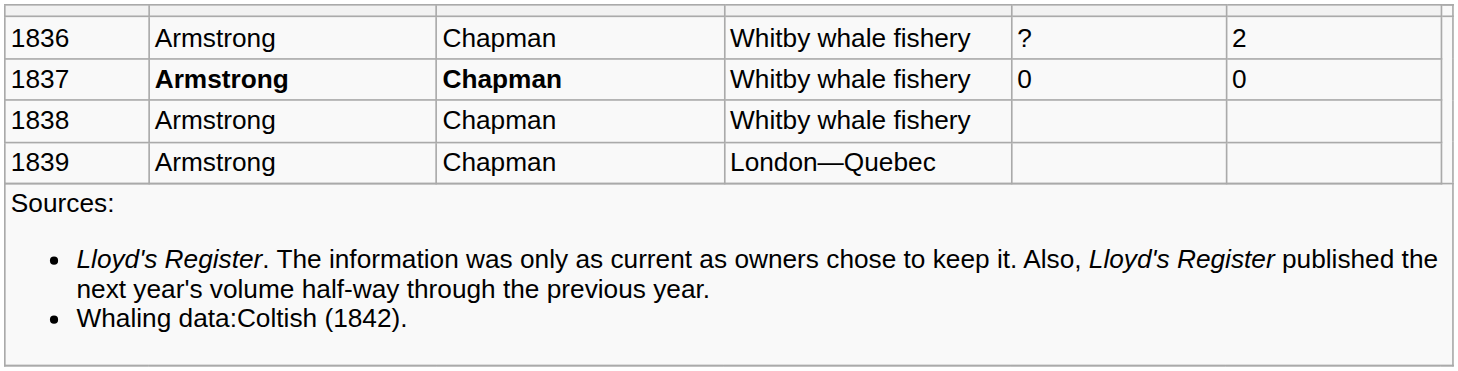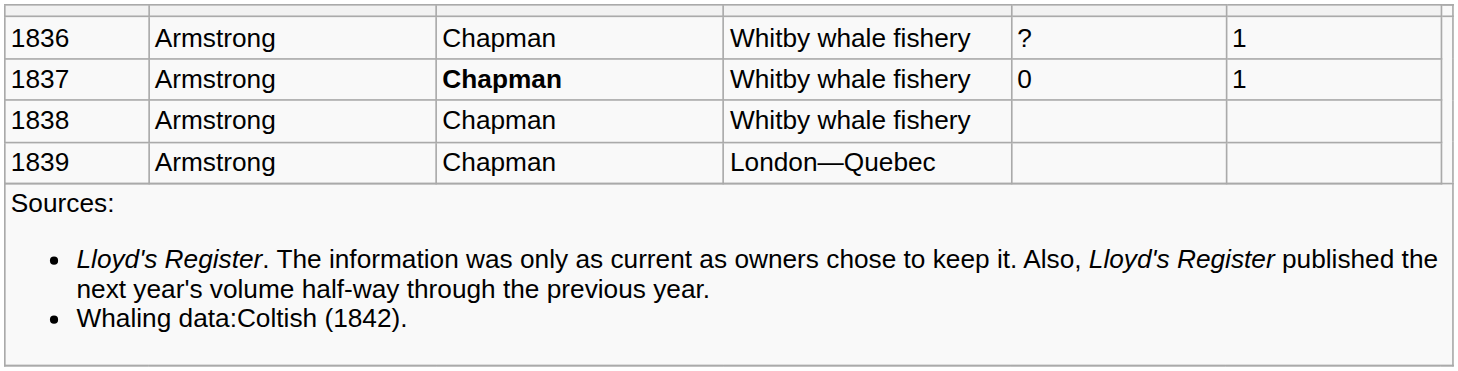(1239, 37) 2 -> (1239, 37) 1
(222, 79) bold -> (215, 79) normal
(1239, 79) 0 -> (1239, 79) 1
